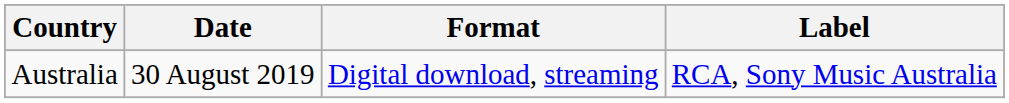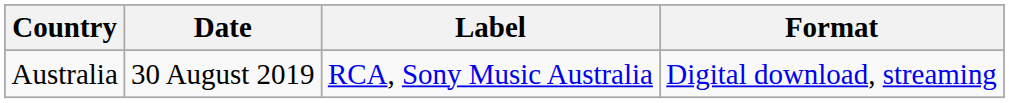columns swapped: (493, 27) <-> (834, 27)
